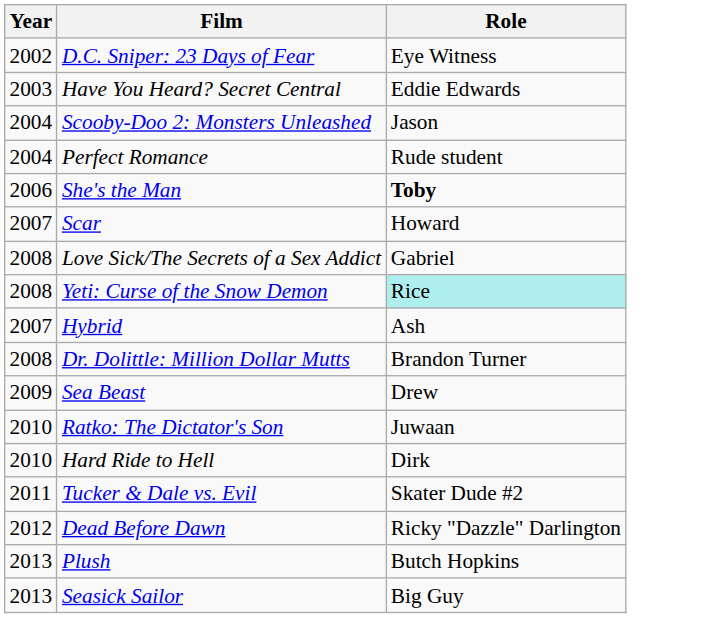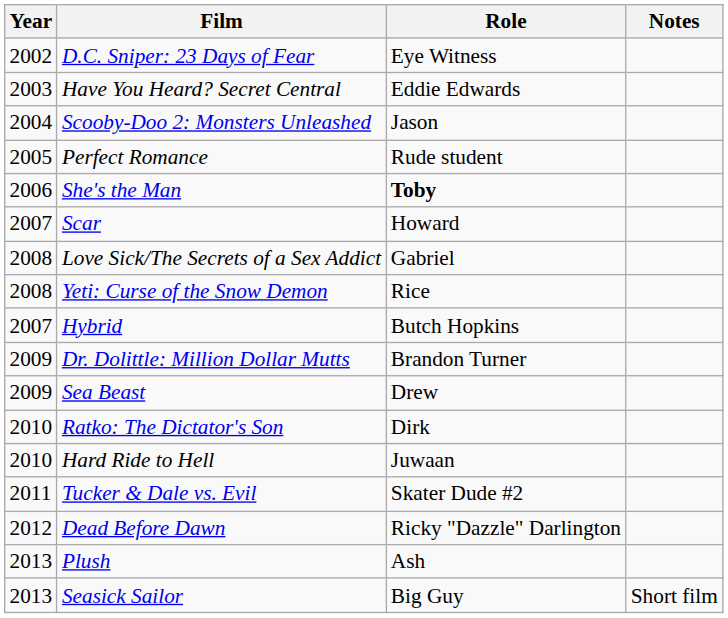+ column: (674, 21)
(31, 156) 2004 -> (31, 156) 2005
(410, 291) paleturquoise background -> (410, 291) no background
(408, 325) Ash -> (455, 325) Butch Hopkins
(31, 358) 2008 -> (31, 358) 2009
(423, 426) Juwaan -> (410, 426) Dirk
(410, 460) Dirk -> (423, 460) Juwaan
(455, 561) Butch Hopkins -> (408, 561) Ash
